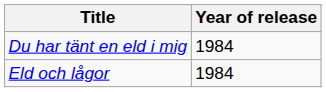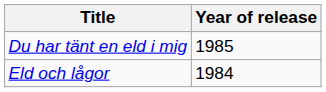(214, 45) 1984 -> (214, 45) 1985
